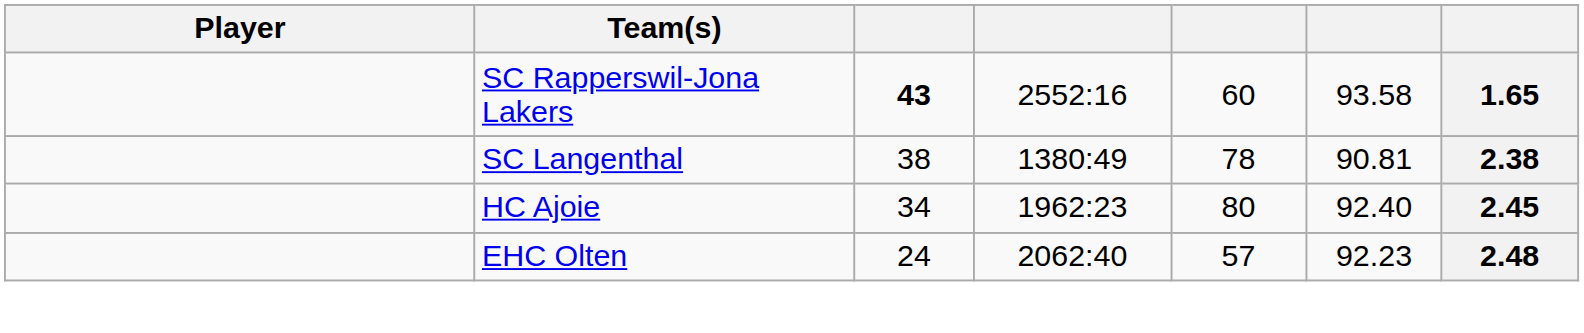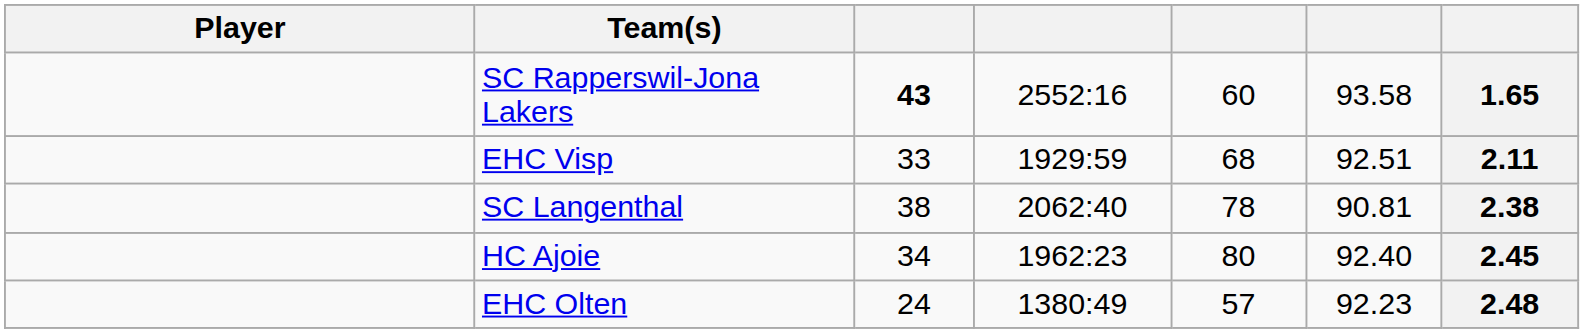+ row: (548, 159)
(1072, 159) 1380:49 -> (1072, 207) 2062:40
(1072, 255) 2062:40 -> (1072, 303) 1380:49
